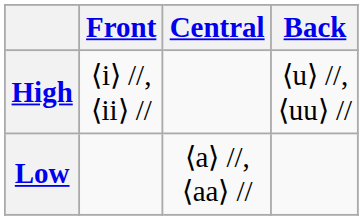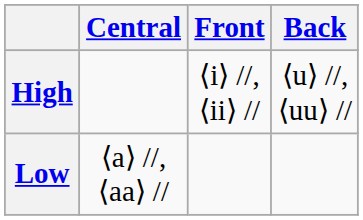columns swapped: (121, 27) <-> (217, 27)
